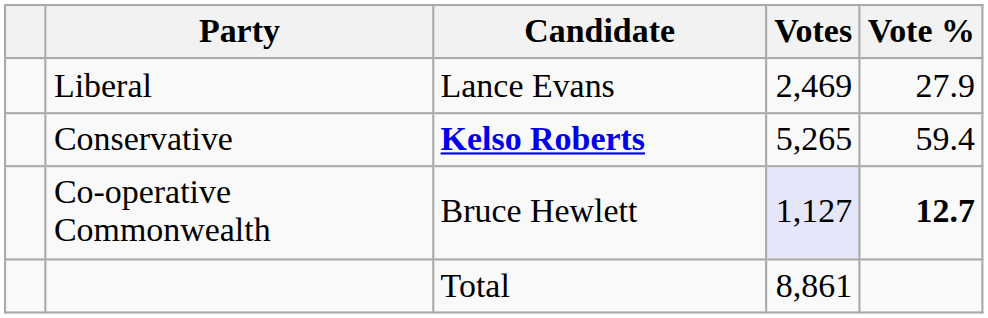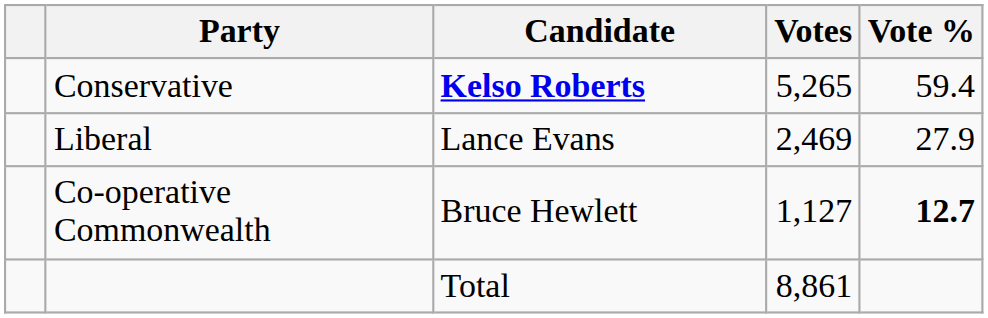rows swapped: (143, 138) <-> (103, 85)
(814, 211) lavender background -> (814, 211) no background
